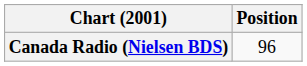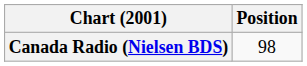(267, 46) 96 -> (267, 46) 98
